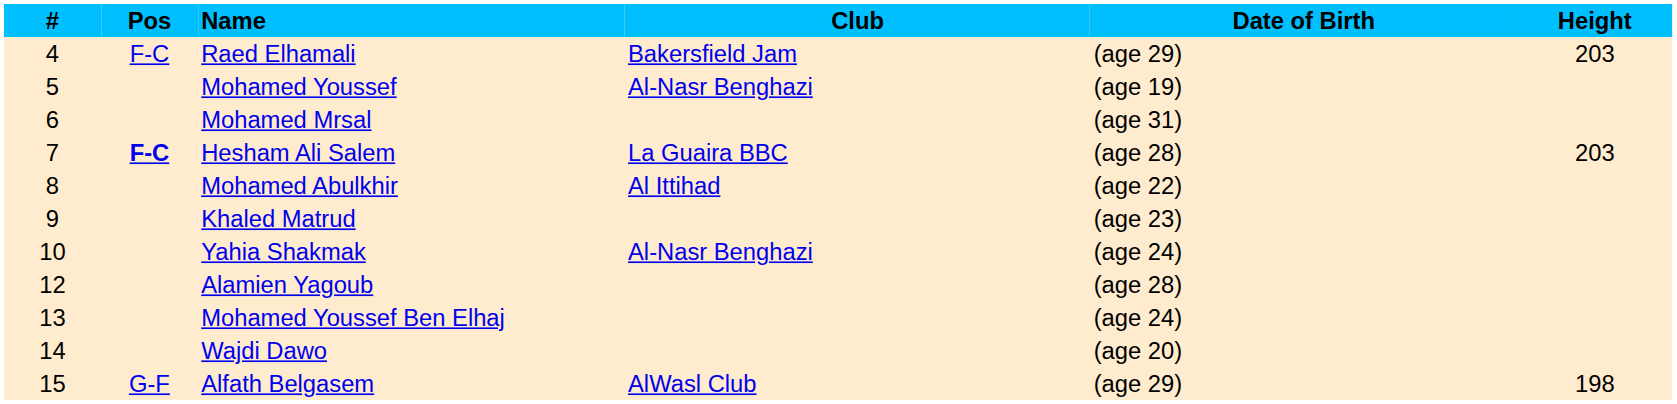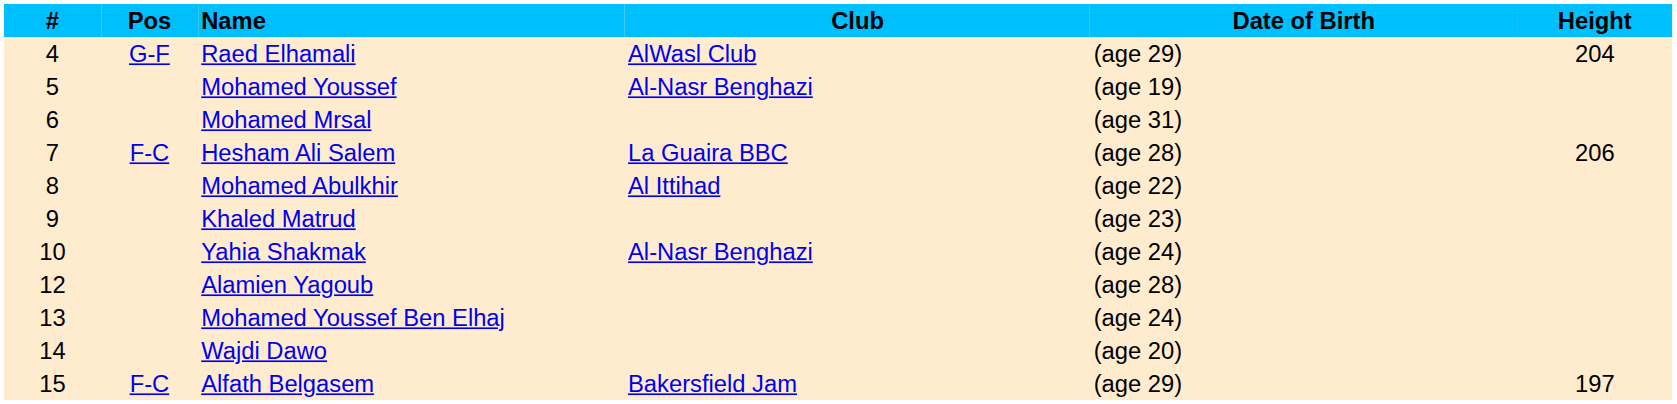(149, 53) F-C -> (149, 53) G-F
(712, 53) Bakersfield Jam -> (692, 53) AlWasl Club
(1595, 53) 203 -> (1595, 53) 204
(149, 152) bold -> (149, 152) normal
(1595, 152) 203 -> (1595, 152) 206
(149, 384) G-F -> (149, 384) F-C
(692, 384) AlWasl Club -> (712, 384) Bakersfield Jam
(1595, 383) 198 -> (1595, 383) 197
